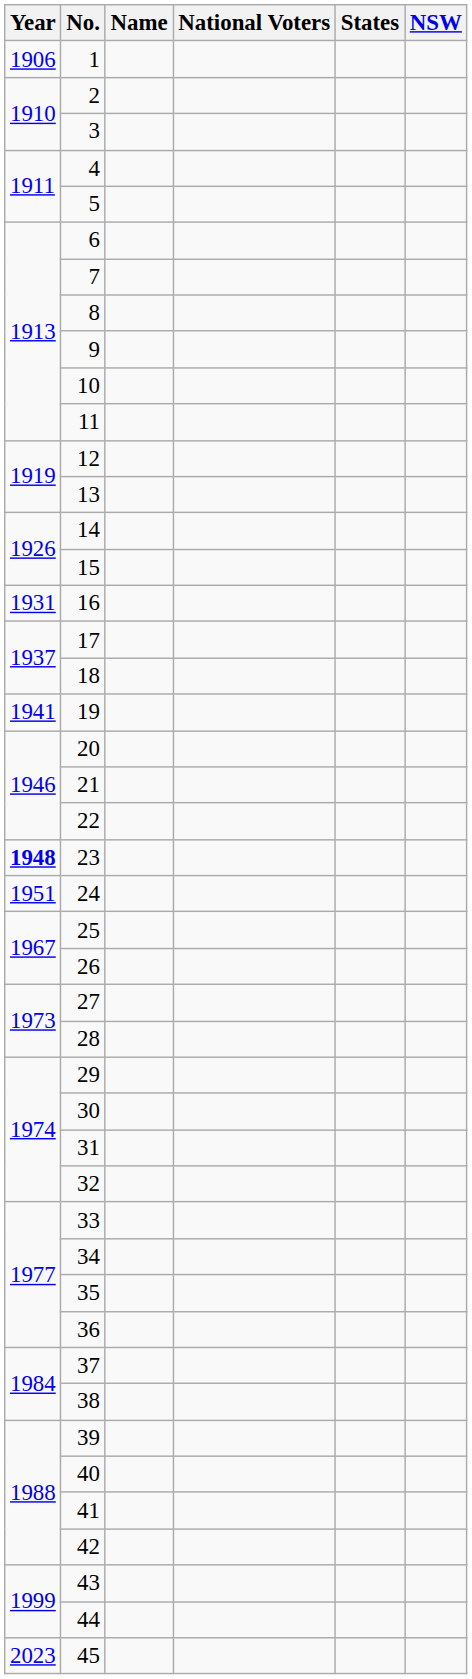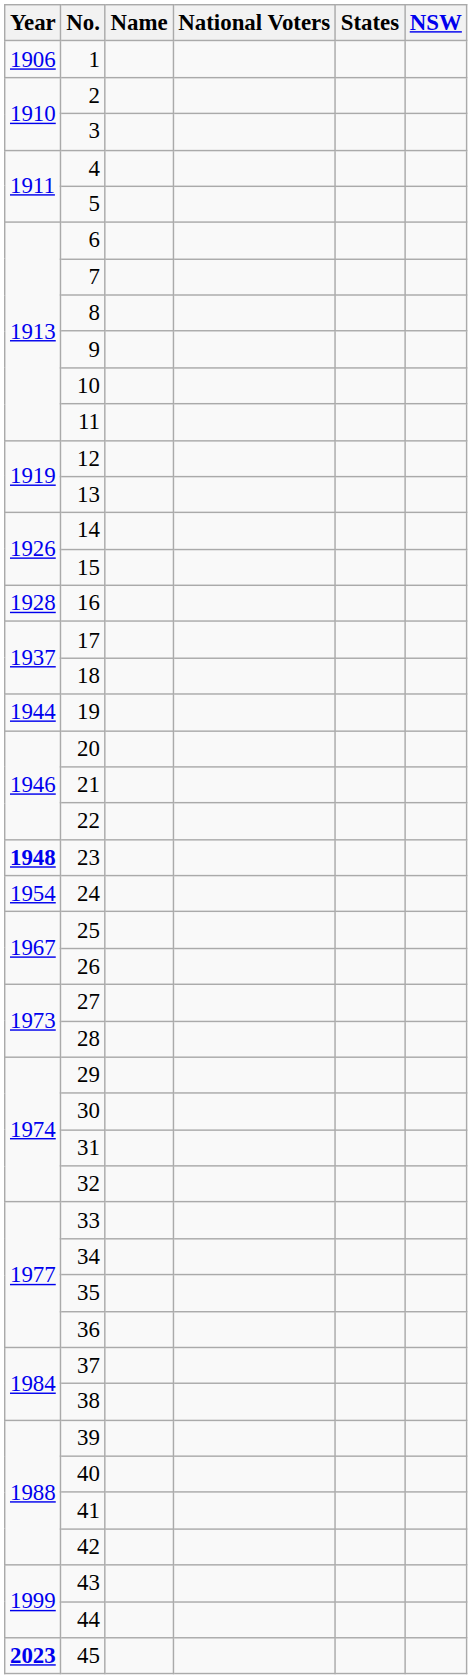(33, 603) 1931 -> (33, 603) 1928
(33, 712) 1941 -> (33, 712) 1944
(33, 893) 1951 -> (33, 893) 1954
(33, 1655) normal -> (33, 1655) bold
